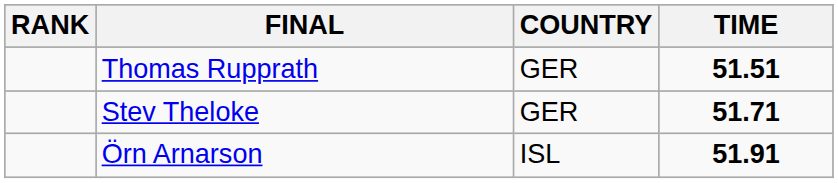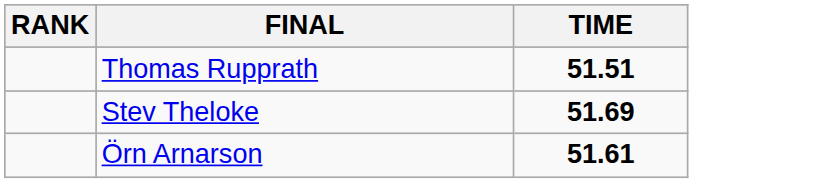- column: (586, 25)
(746, 111) 51.71 -> (601, 111) 51.69
(746, 154) 51.91 -> (601, 154) 51.61
